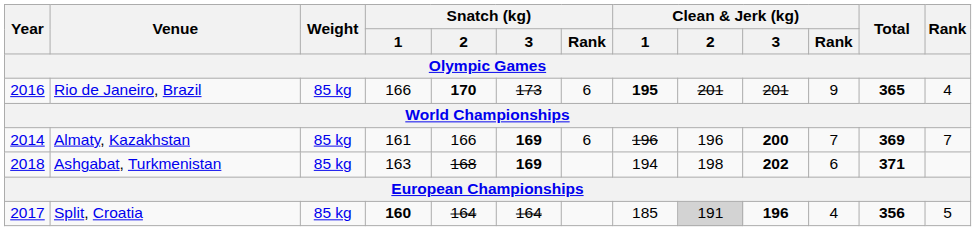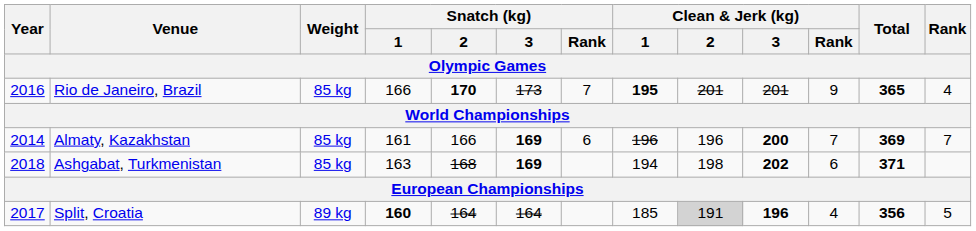(587, 90) 6 -> (587, 90) 7
(333, 213) 85 kg -> (333, 213) 89 kg
